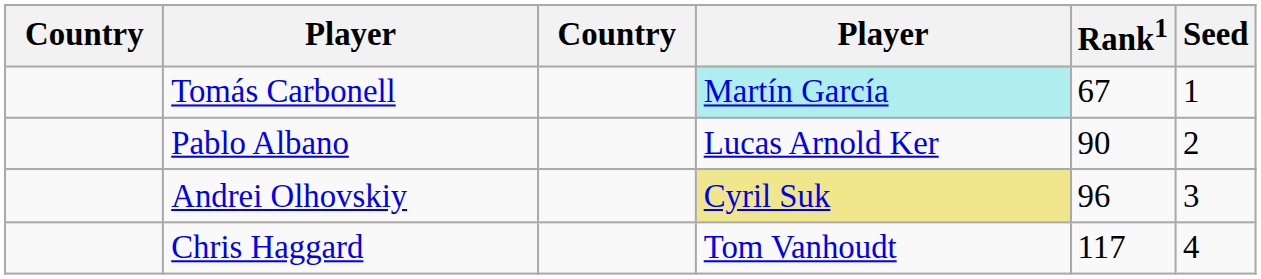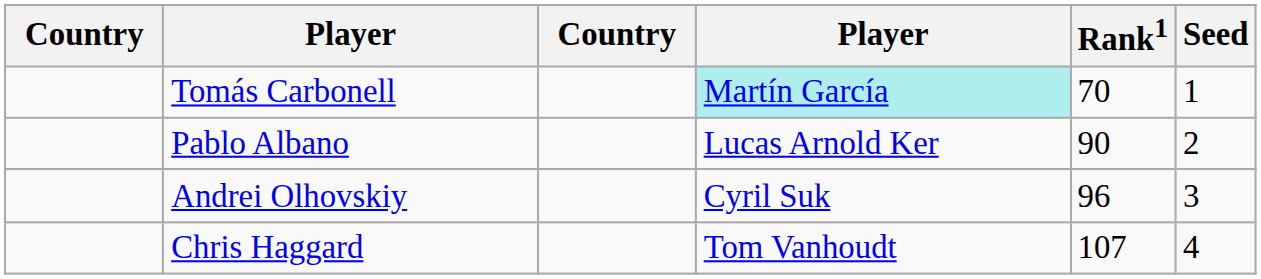(1094, 91) 67 -> (1094, 91) 70
(767, 195) khaki background -> (767, 195) no background
(1102, 247) 117 -> (1102, 247) 107
